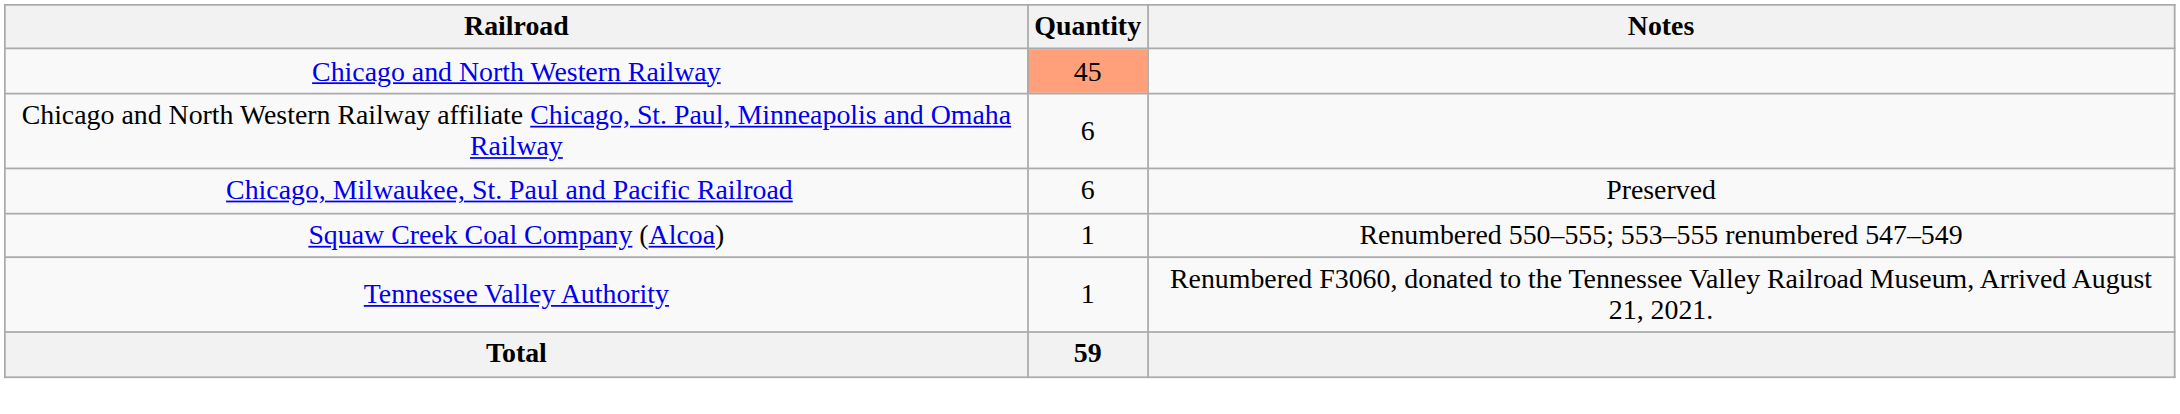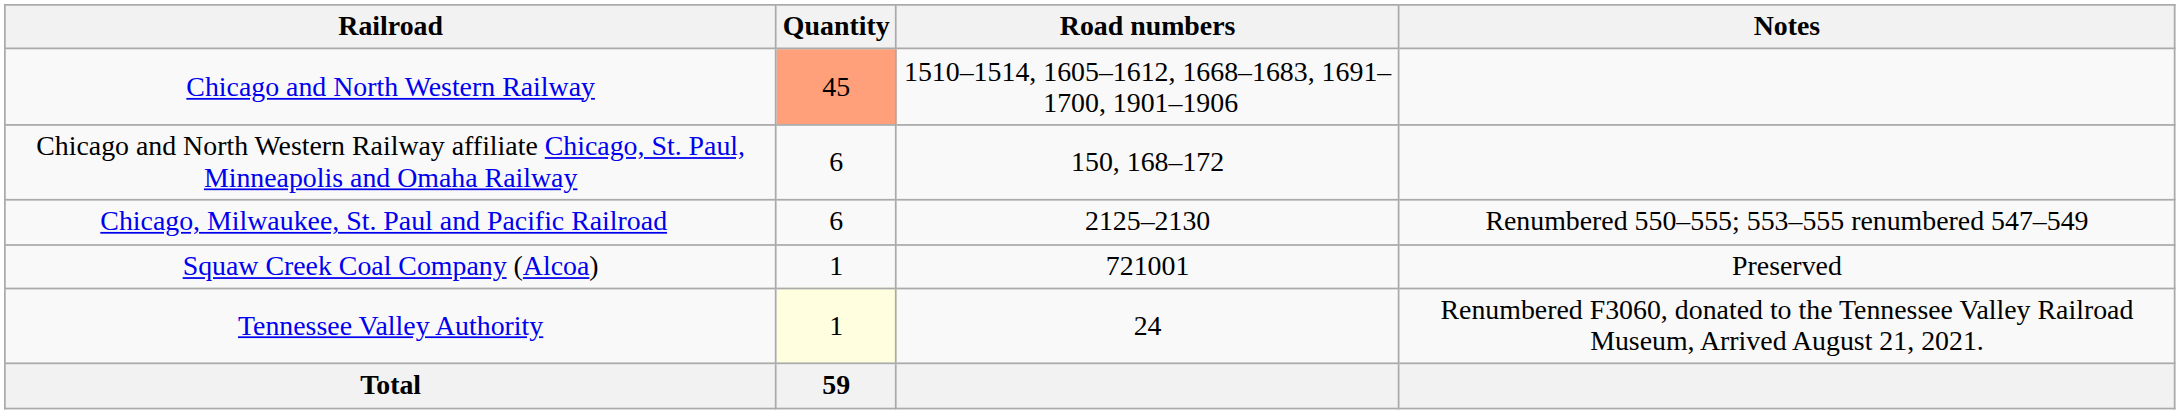+ column: (1148, 26)
(1661, 190) Preserved -> (1787, 221) Renumbered 550–555; 553–555 renumbered 547–549
(1661, 234) Renumbered 550–555; 553–555 renumbered 547–549 -> (1787, 265) Preserved
(1088, 294) no background -> (836, 325) lightyellow background
